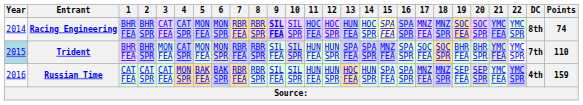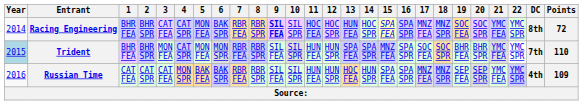(221, 29) MON SPR -> (221, 29) BAK SPR
(561, 29) 74 -> (561, 29) 72
(561, 75) 159 -> (561, 75) 109
